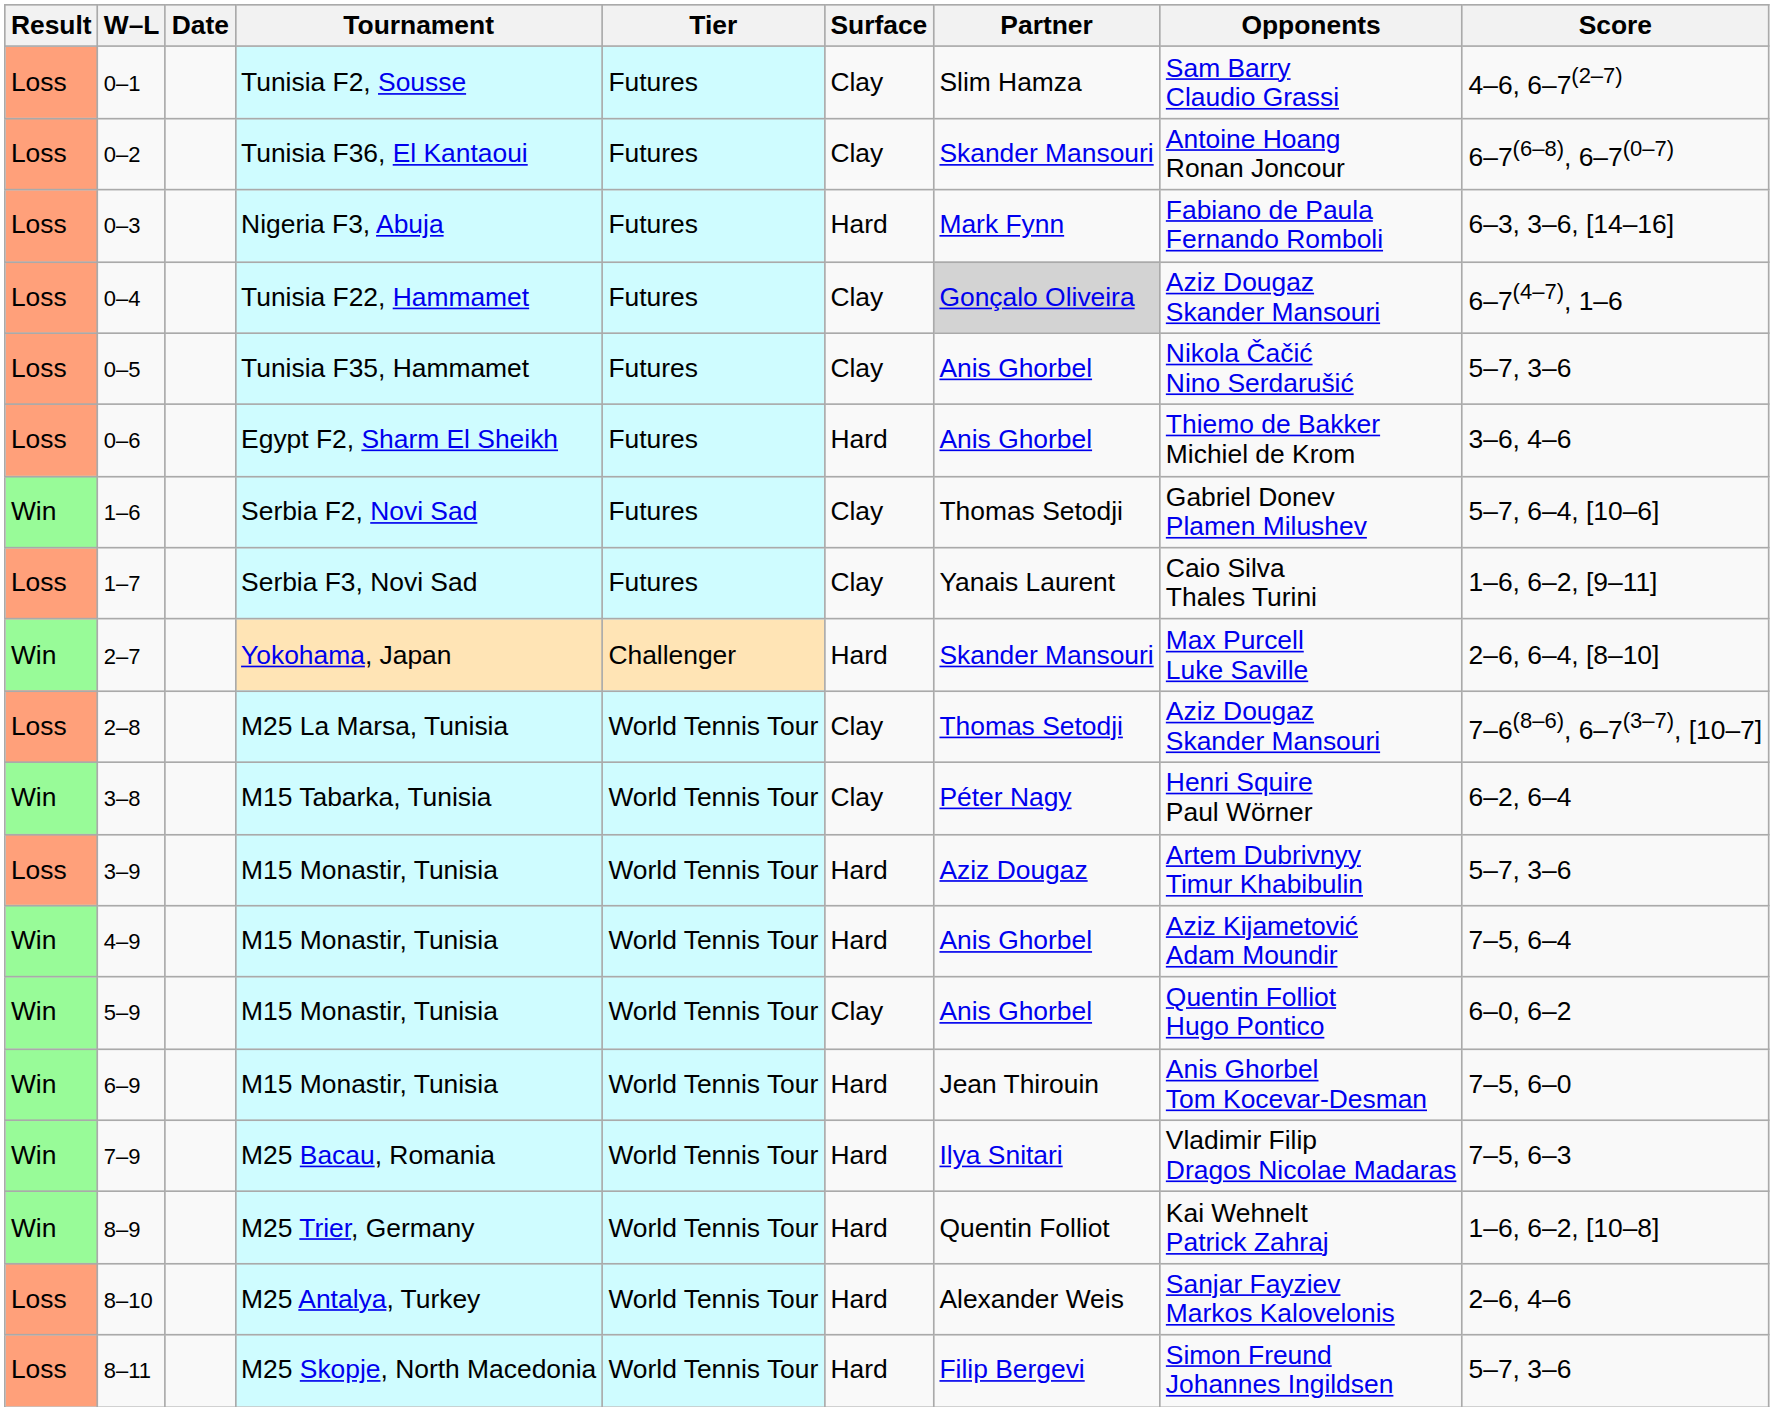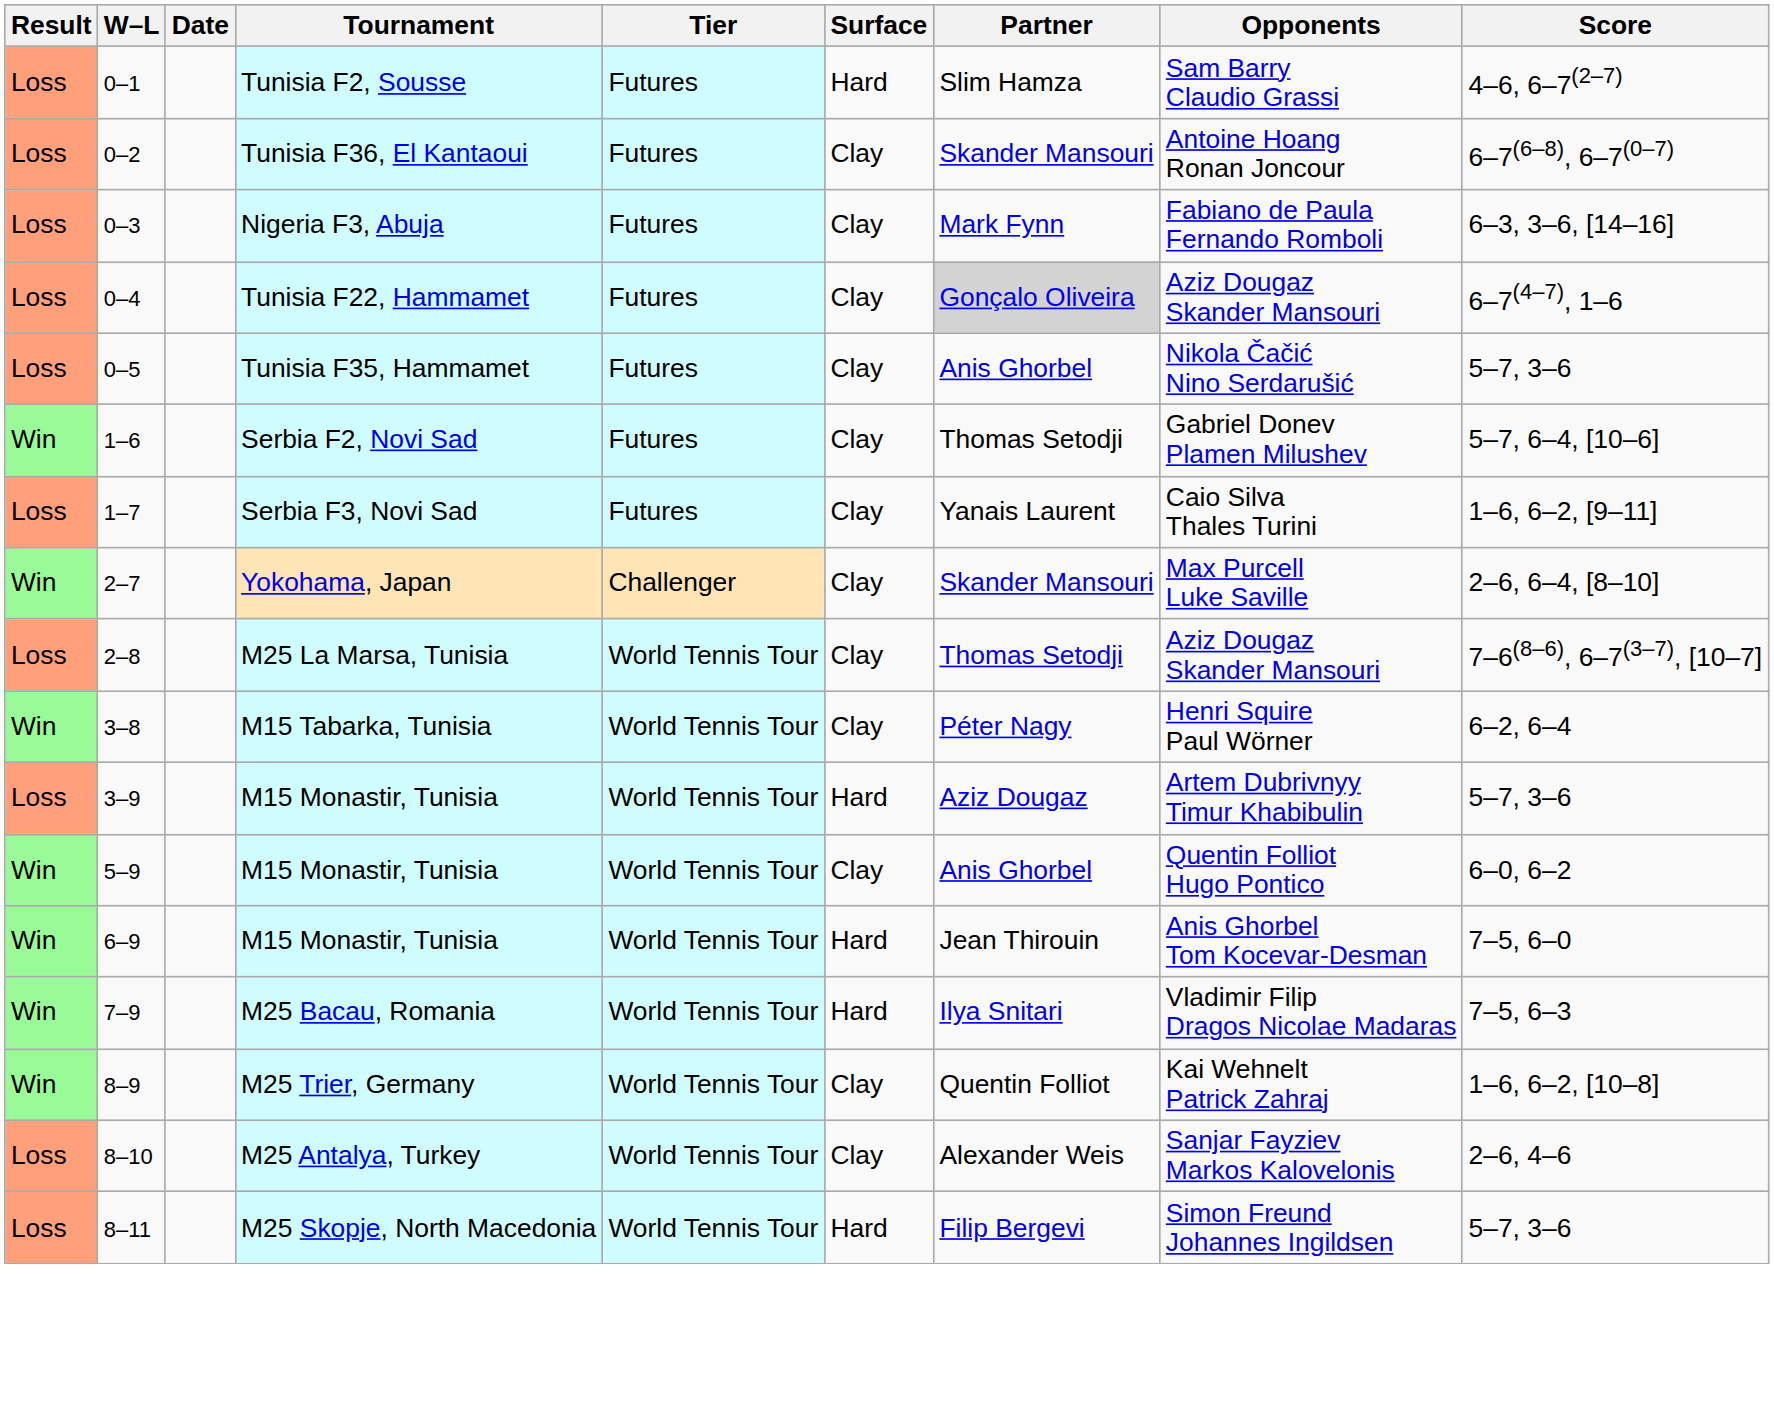(857, 82) Clay -> (859, 82) Hard
(859, 225) Hard -> (857, 225) Clay
- row: (122, 441)
(859, 654) Hard -> (857, 583) Clay
- row: (122, 942)
(859, 1227) Hard -> (857, 1084) Clay
(859, 1298) Hard -> (857, 1155) Clay
